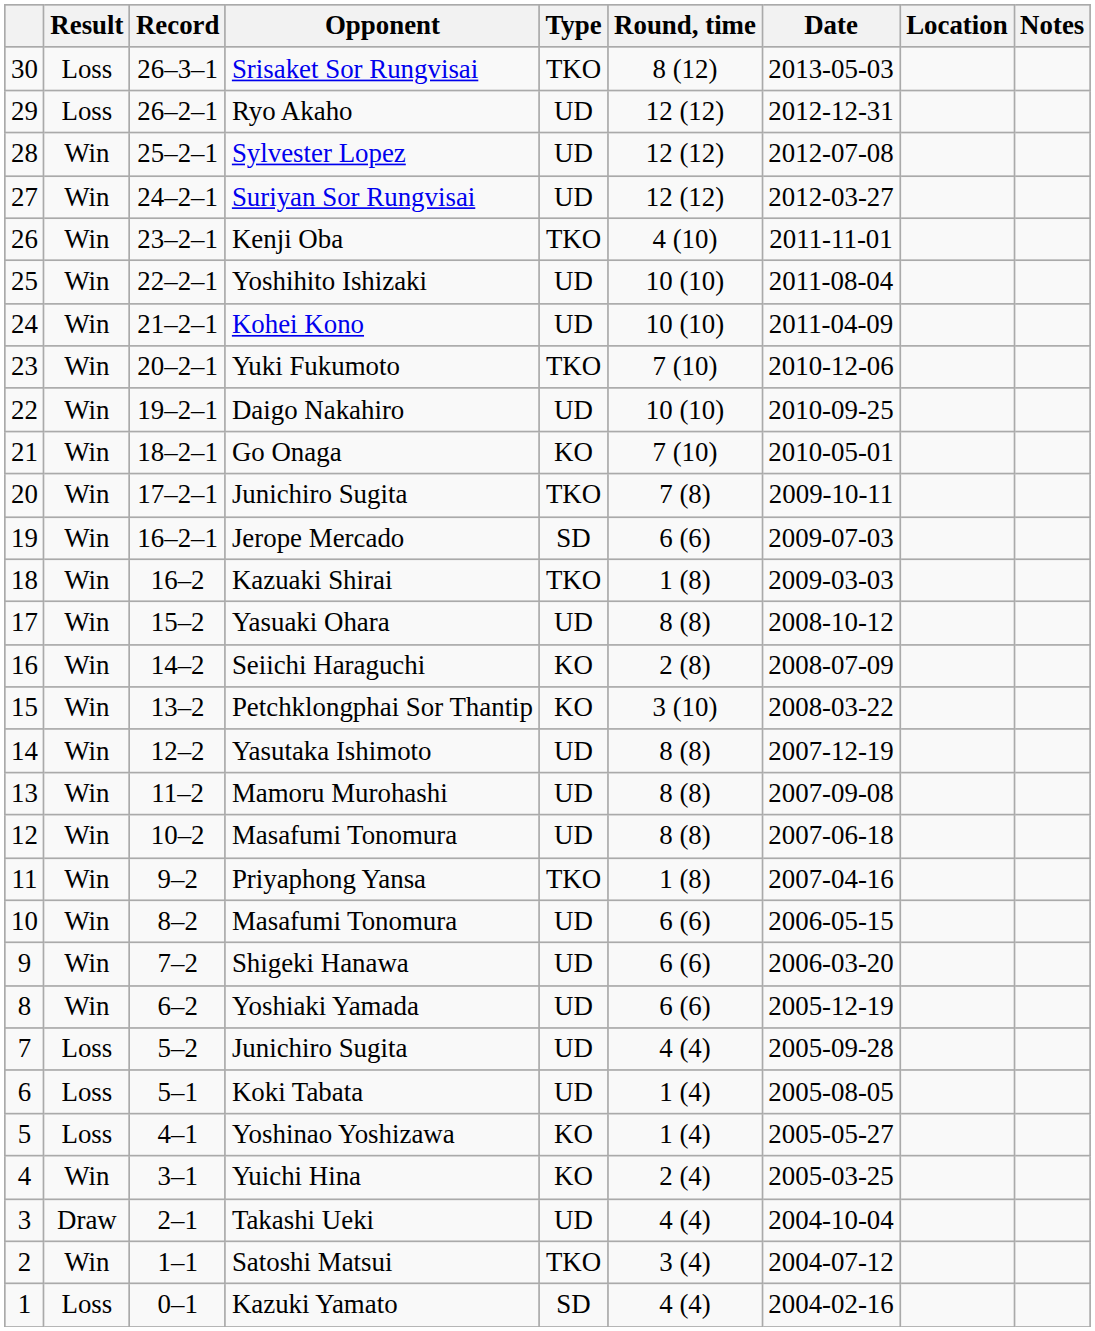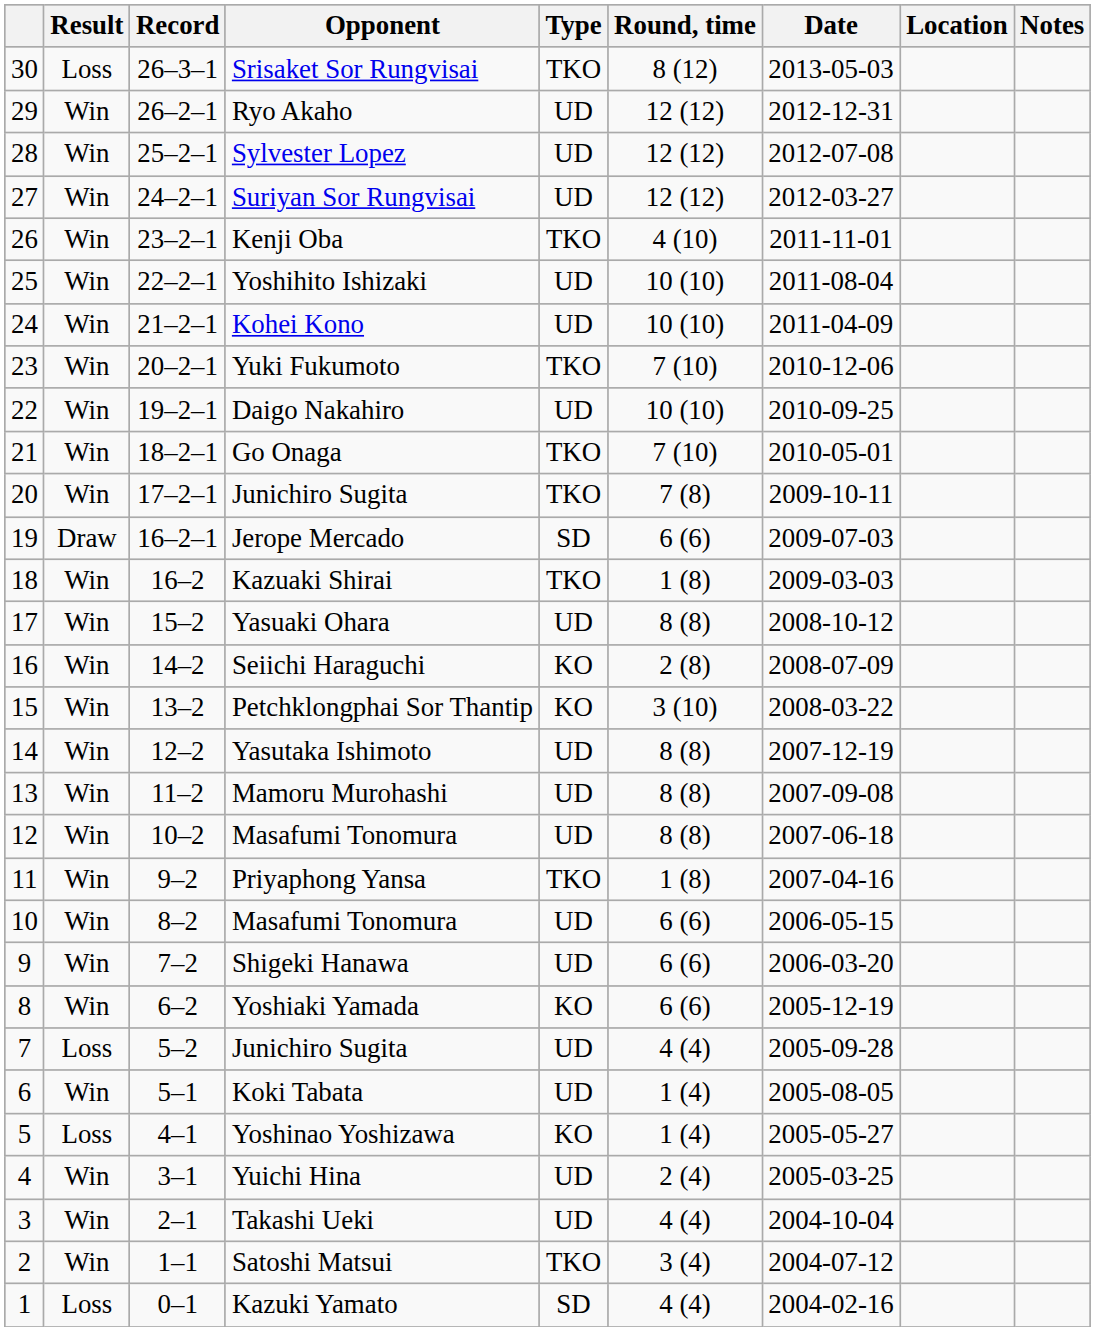(87, 111) Loss -> (87, 111) Win
(574, 452) KO -> (574, 452) TKO
(87, 537) Win -> (87, 537) Draw
(574, 1006) UD -> (574, 1006) KO
(87, 1091) Loss -> (87, 1091) Win
(574, 1176) KO -> (574, 1176) UD
(87, 1219) Draw -> (87, 1219) Win
